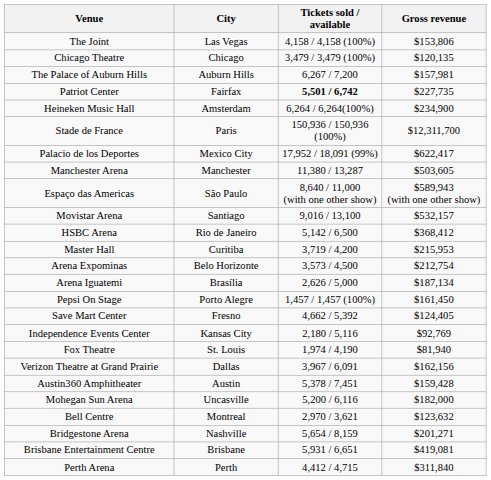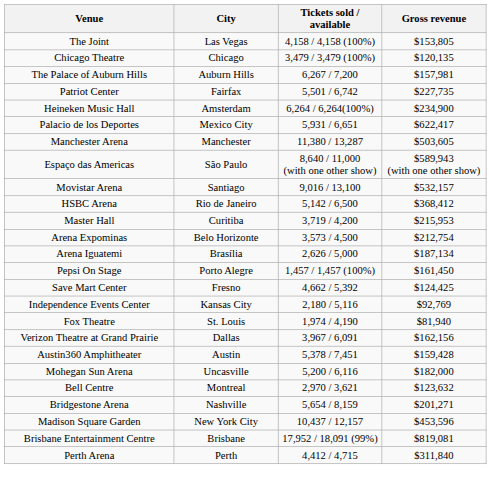(434, 41) $153,806 -> (434, 41) $153,805
(330, 91) bold -> (330, 91) normal
- row: (89, 131)
(330, 153) 17,952 / 18,091 (99%) -> (330, 125) 5,931 / 6,651
(434, 316) $124,405 -> (434, 287) $124,425
+ row: (89, 421)
(330, 450) 5,931 / 6,651 -> (330, 438) 17,952 / 18,091 (99%)
(434, 450) $419,081 -> (434, 438) $819,081
